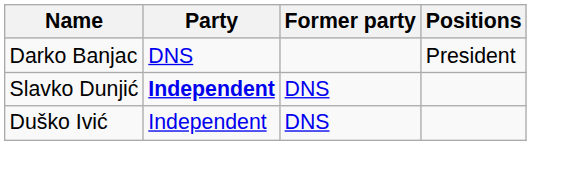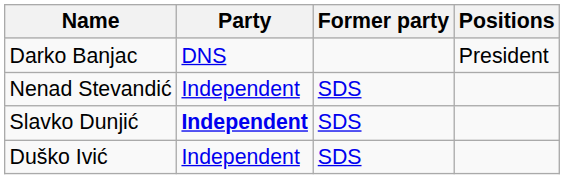+ row: (91, 88)
(307, 88) DNS -> (340, 122) SDS
(307, 122) DNS -> (340, 156) SDS
